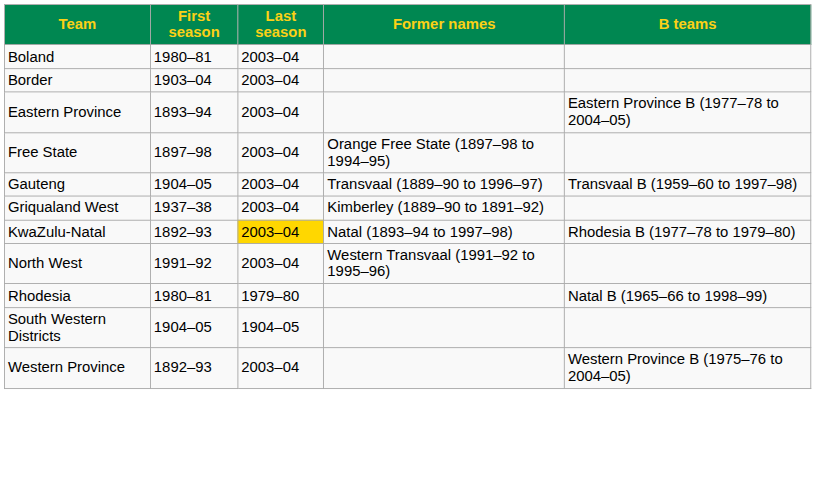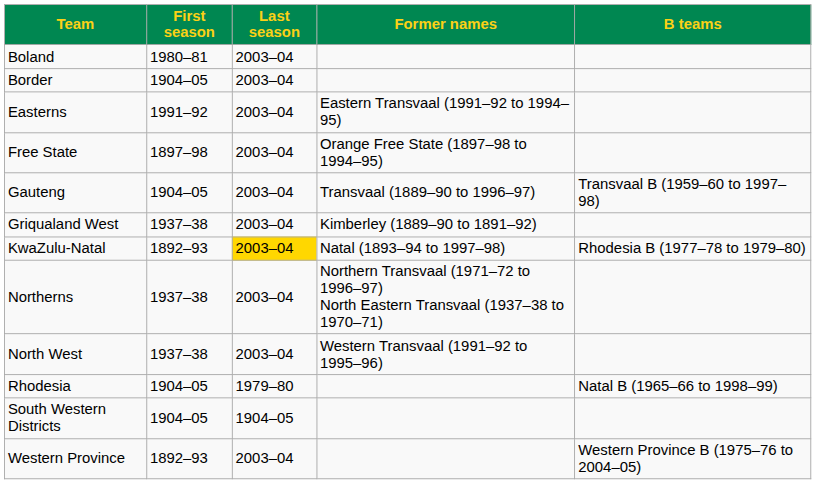(183, 80) 1903–04 -> (179, 80) 1904–05
- row: (65, 112)
+ row: (37, 112)
+ row: (41, 297)
(183, 263) 1991–92 -> (179, 354) 1937–38
(183, 295) 1980–81 -> (179, 386) 1904–05
